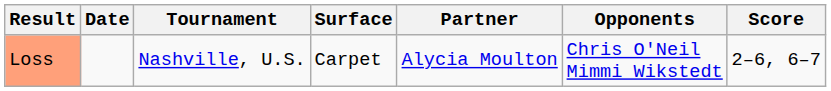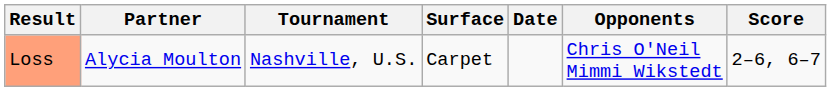columns swapped: (107, 20) <-> (480, 20)
